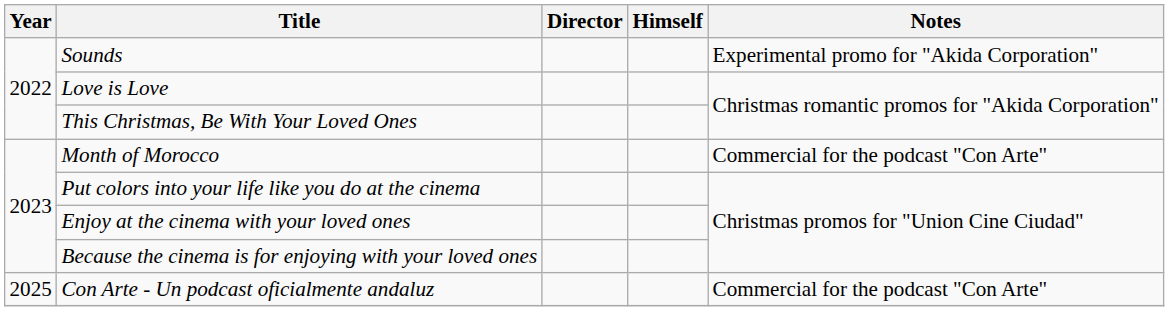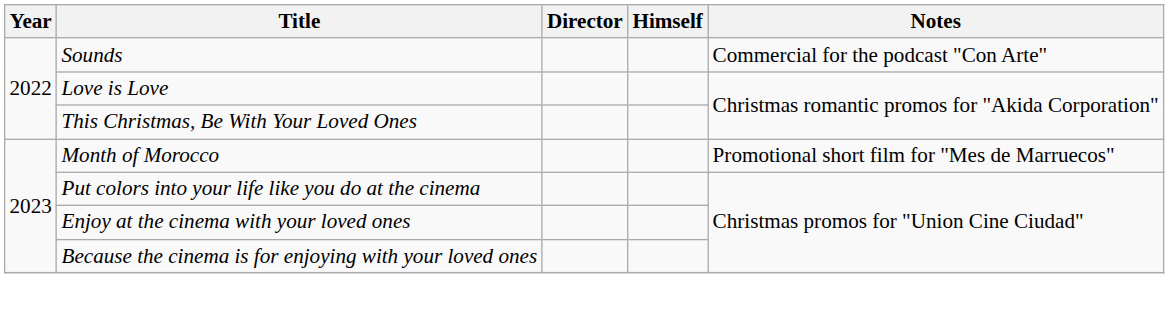(905, 54) Experimental promo for "Akida Corporation" -> (880, 54) Commercial for the podcast "Con Arte"
(880, 155) Commercial for the podcast "Con Arte" -> (914, 155) Promotional short film for "Mes de Marruecos"
- row: (248, 289)
